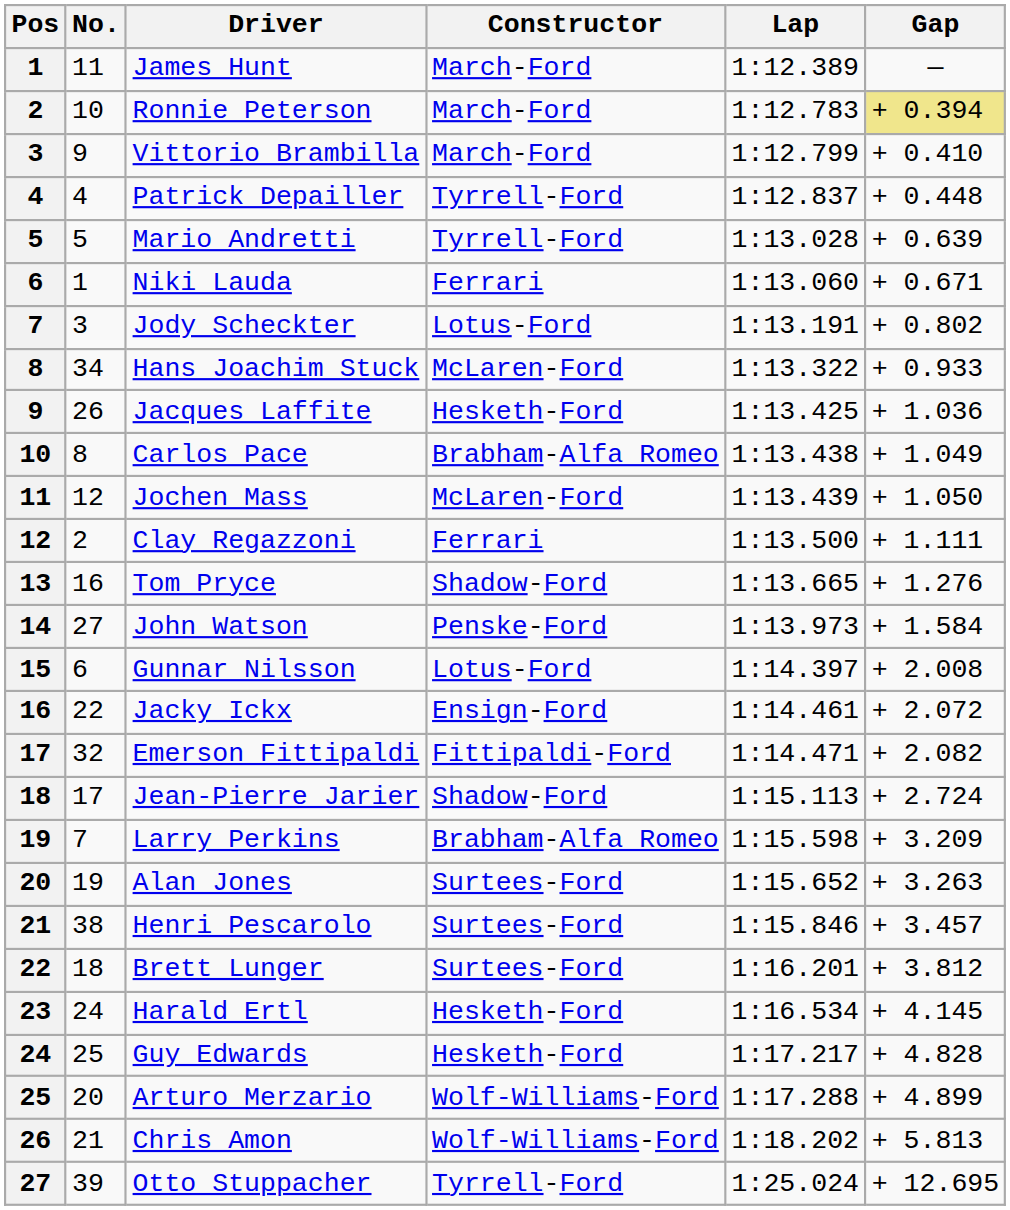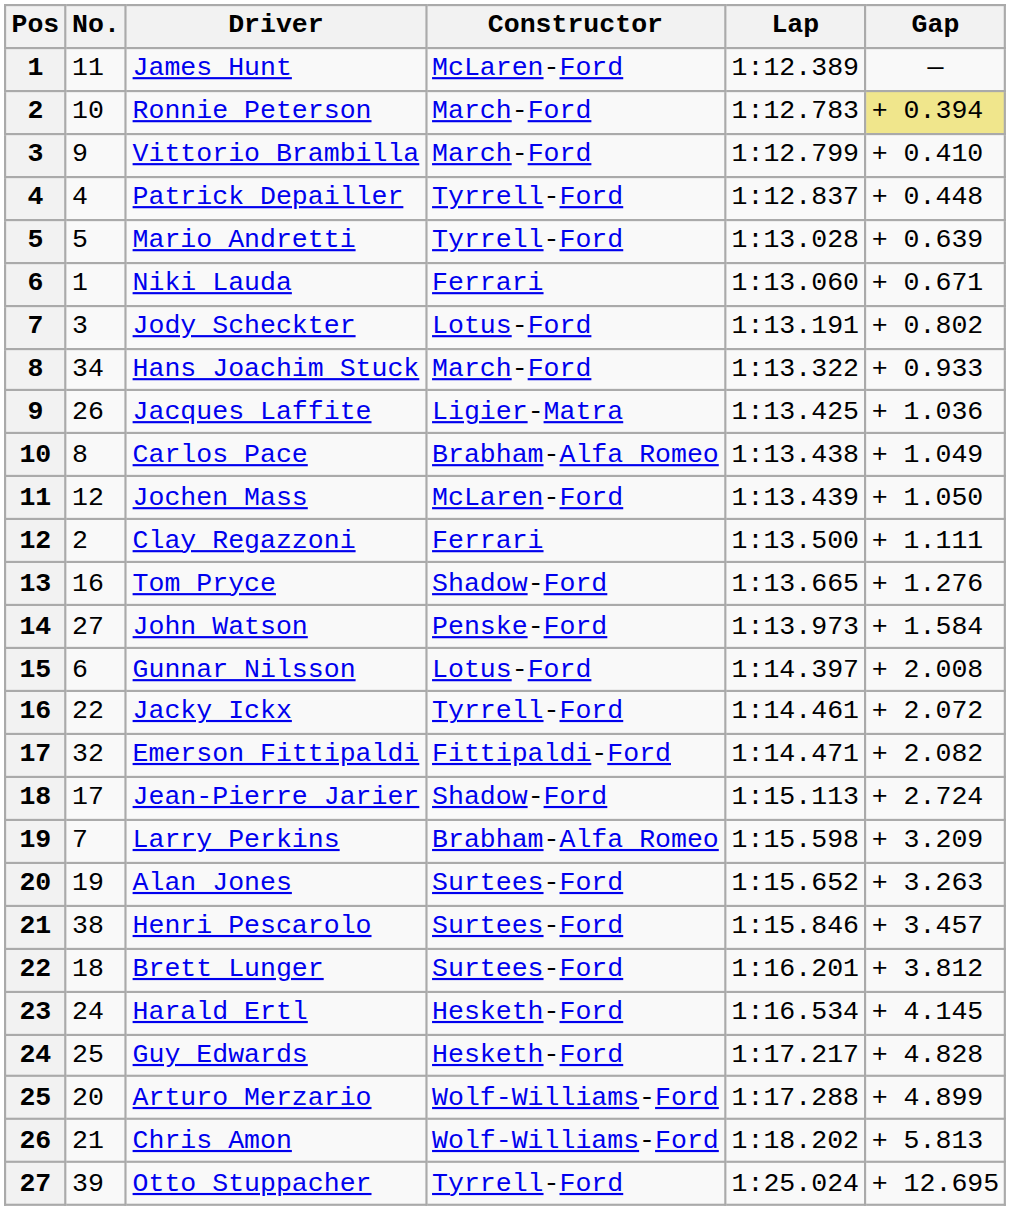(512, 70) March-Ford -> (528, 70) McLaren-Ford
(528, 370) McLaren-Ford -> (512, 370) March-Ford
(528, 413) Hesketh-Ford -> (528, 413) Ligier-Matra
(520, 713) Ensign-Ford -> (528, 713) Tyrrell-Ford
